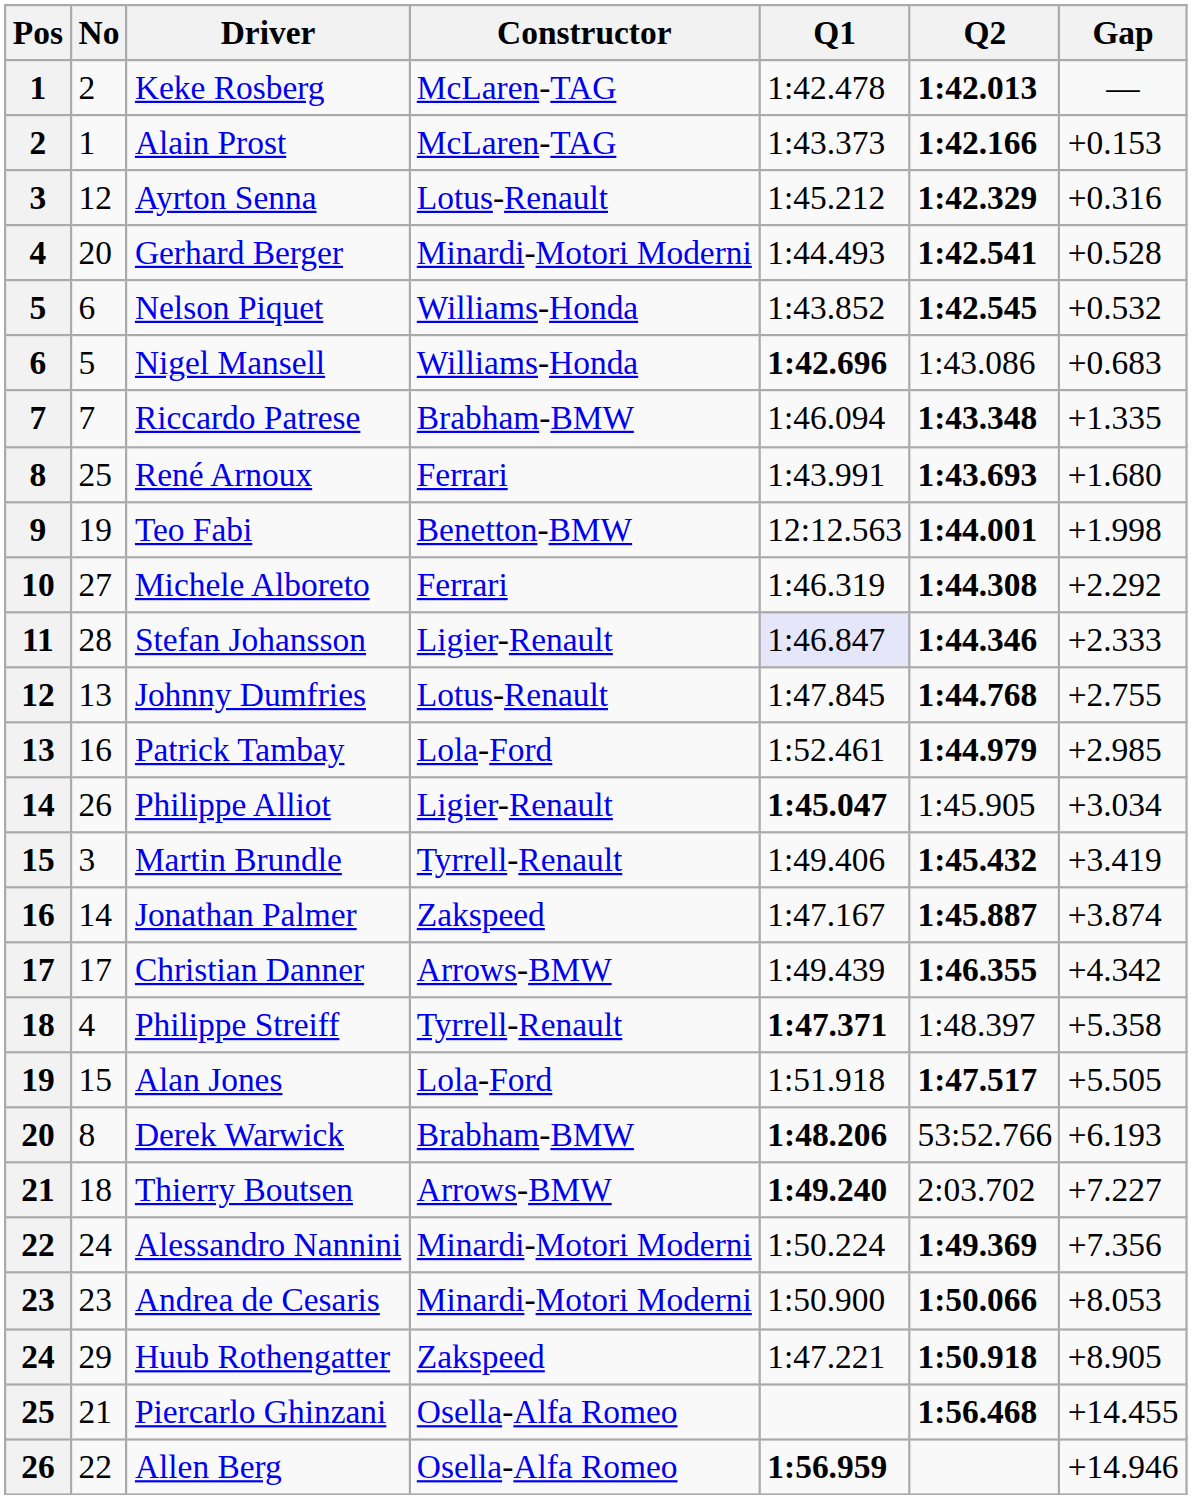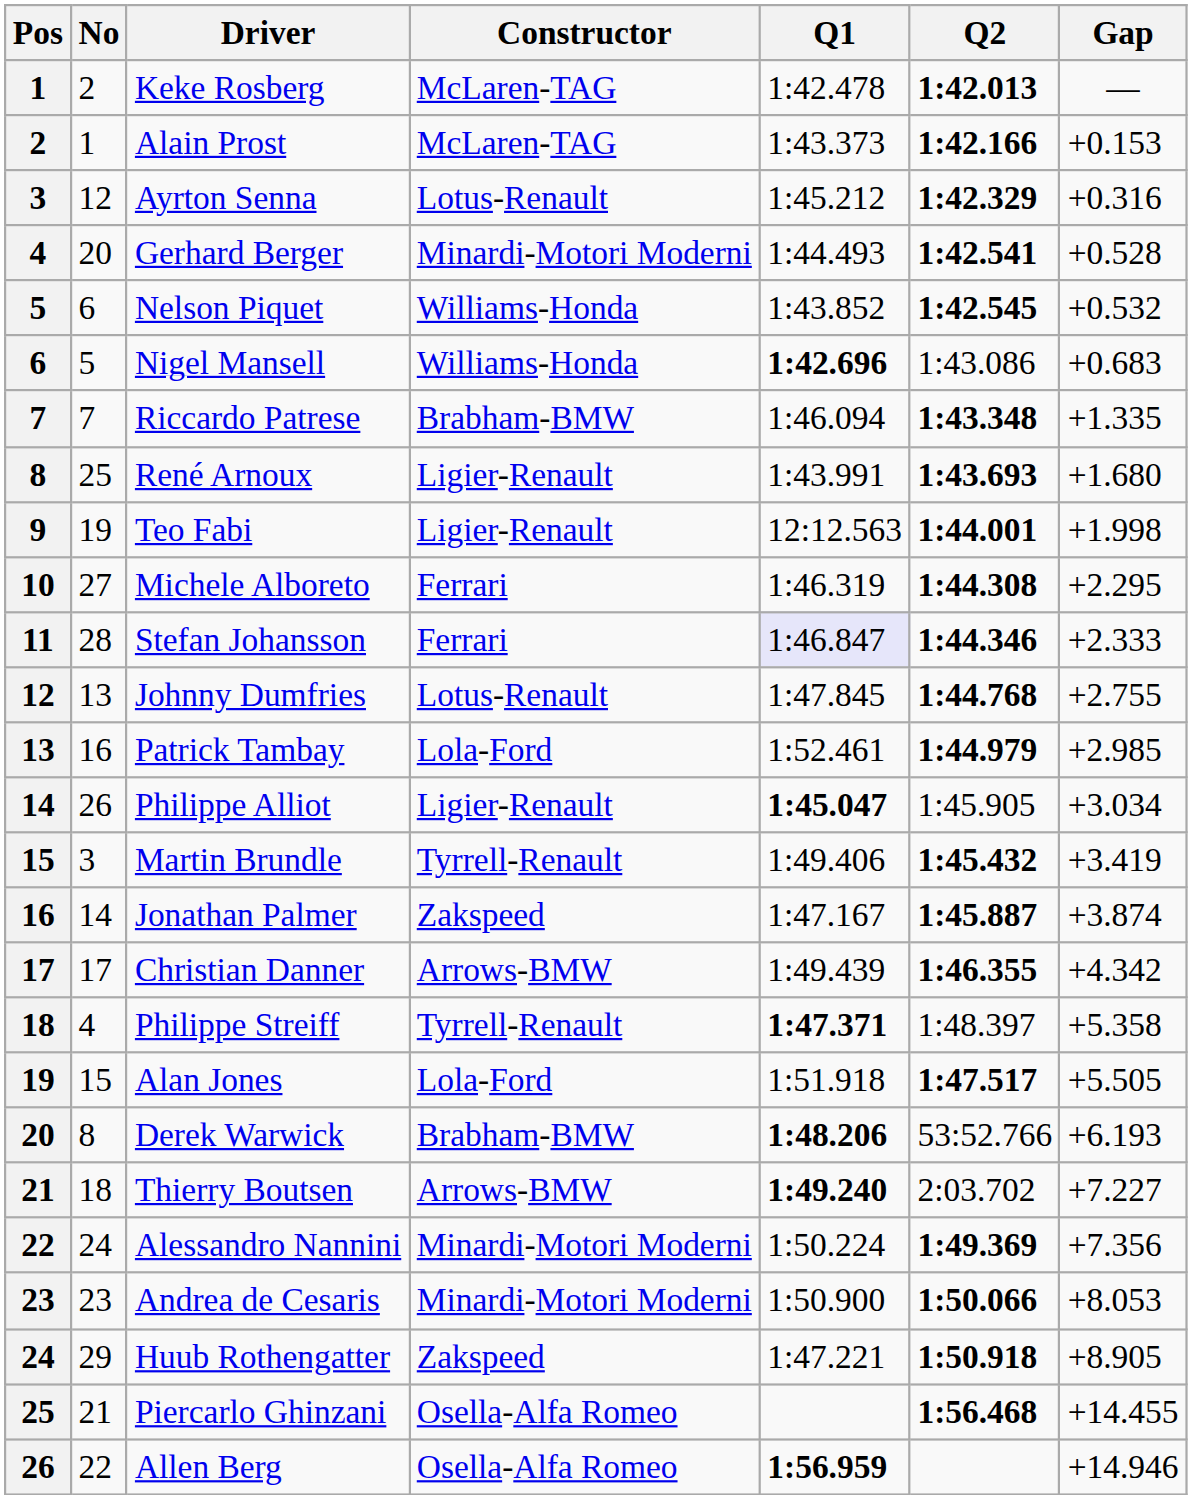(462, 473) Ferrari -> (515, 473) Ligier-Renault
(524, 528) Benetton-BMW -> (515, 528) Ligier-Renault
(1115, 583) +2.292 -> (1115, 583) +2.295
(515, 638) Ligier-Renault -> (462, 638) Ferrari
